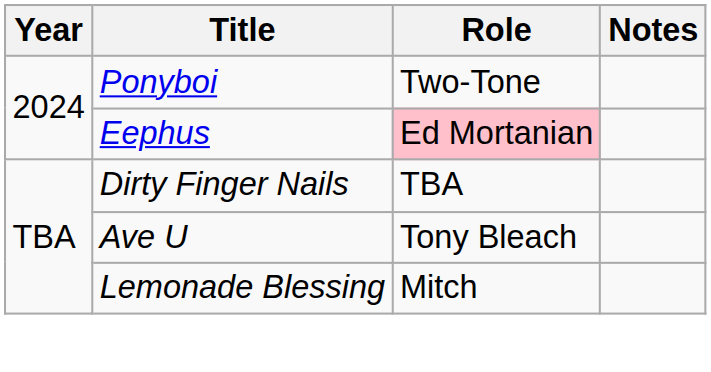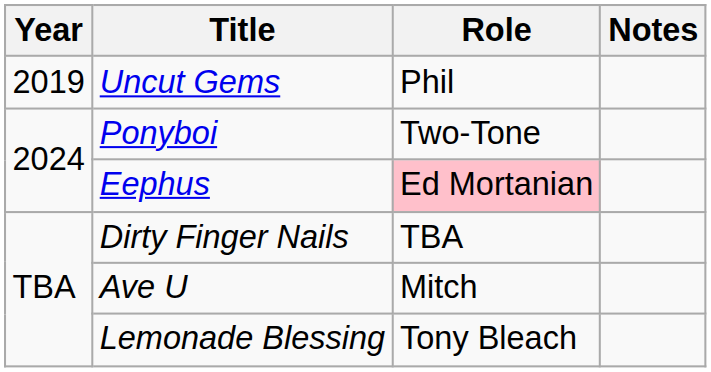+ row: (190, 81)
(488, 236) Tony Bleach -> (439, 287) Mitch
(439, 287) Mitch -> (488, 339) Tony Bleach
